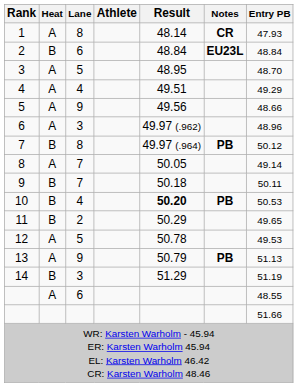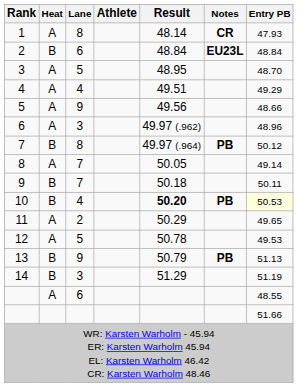(270, 202) no background -> (270, 202) lightyellow background
(52, 220) B -> (52, 220) A
(52, 257) A -> (52, 257) B
